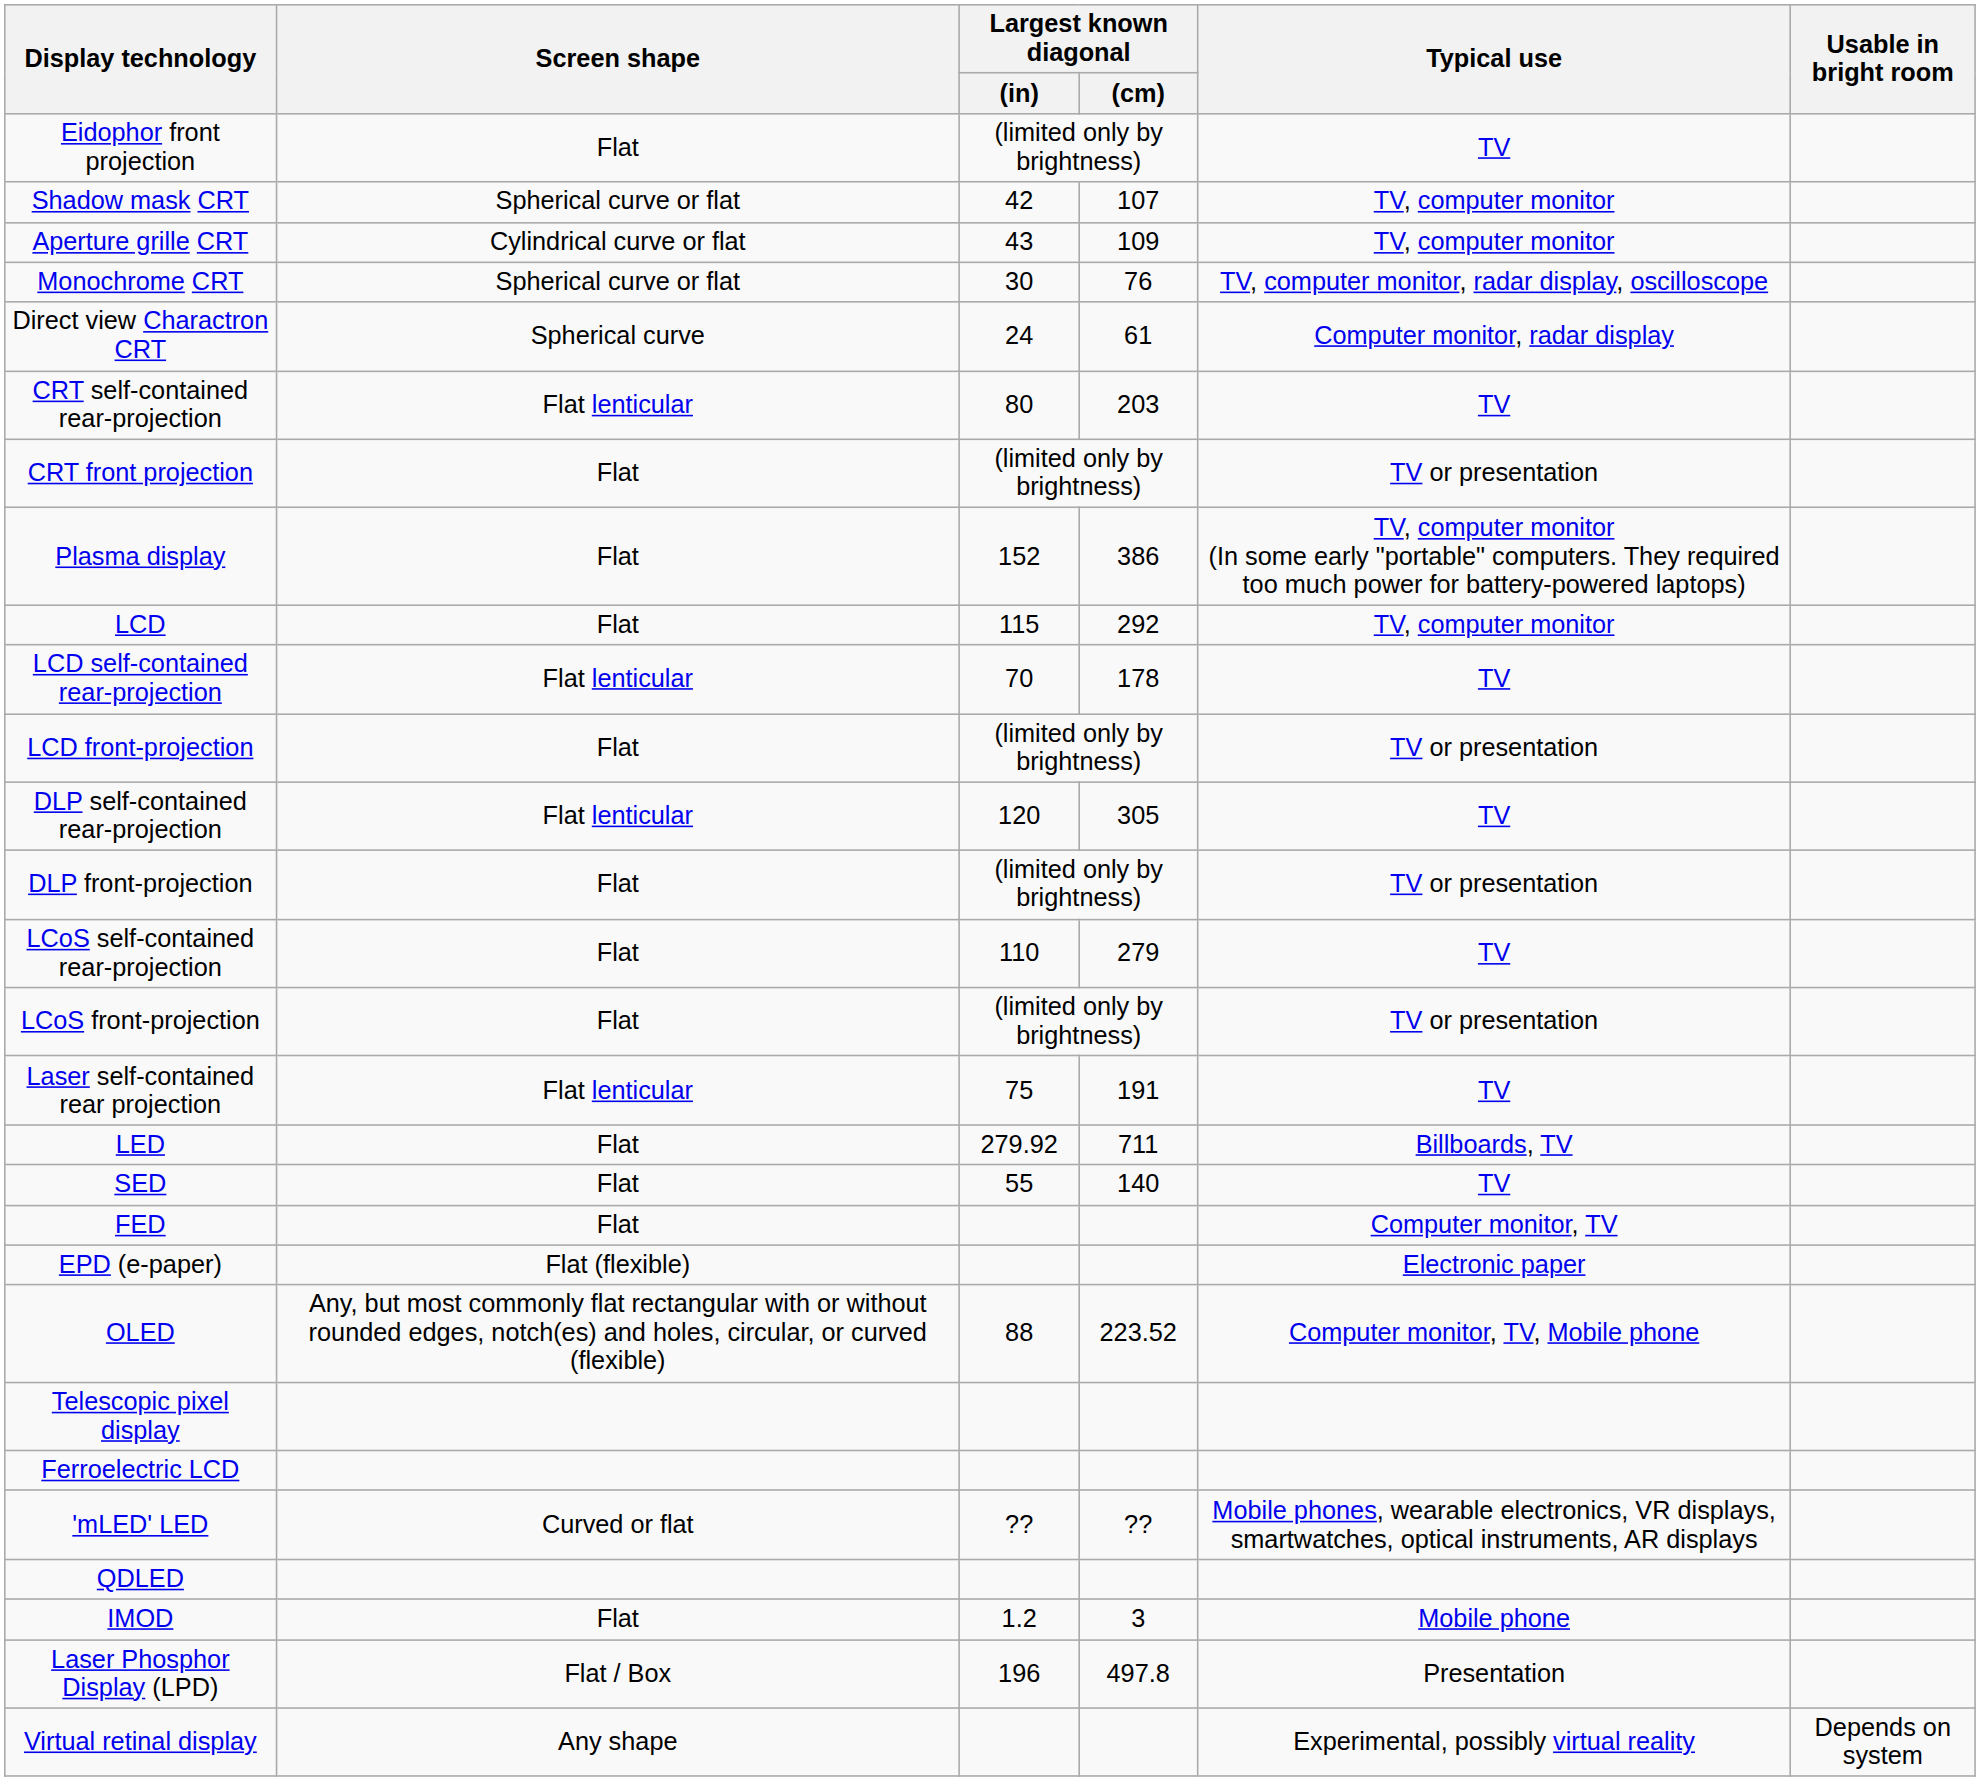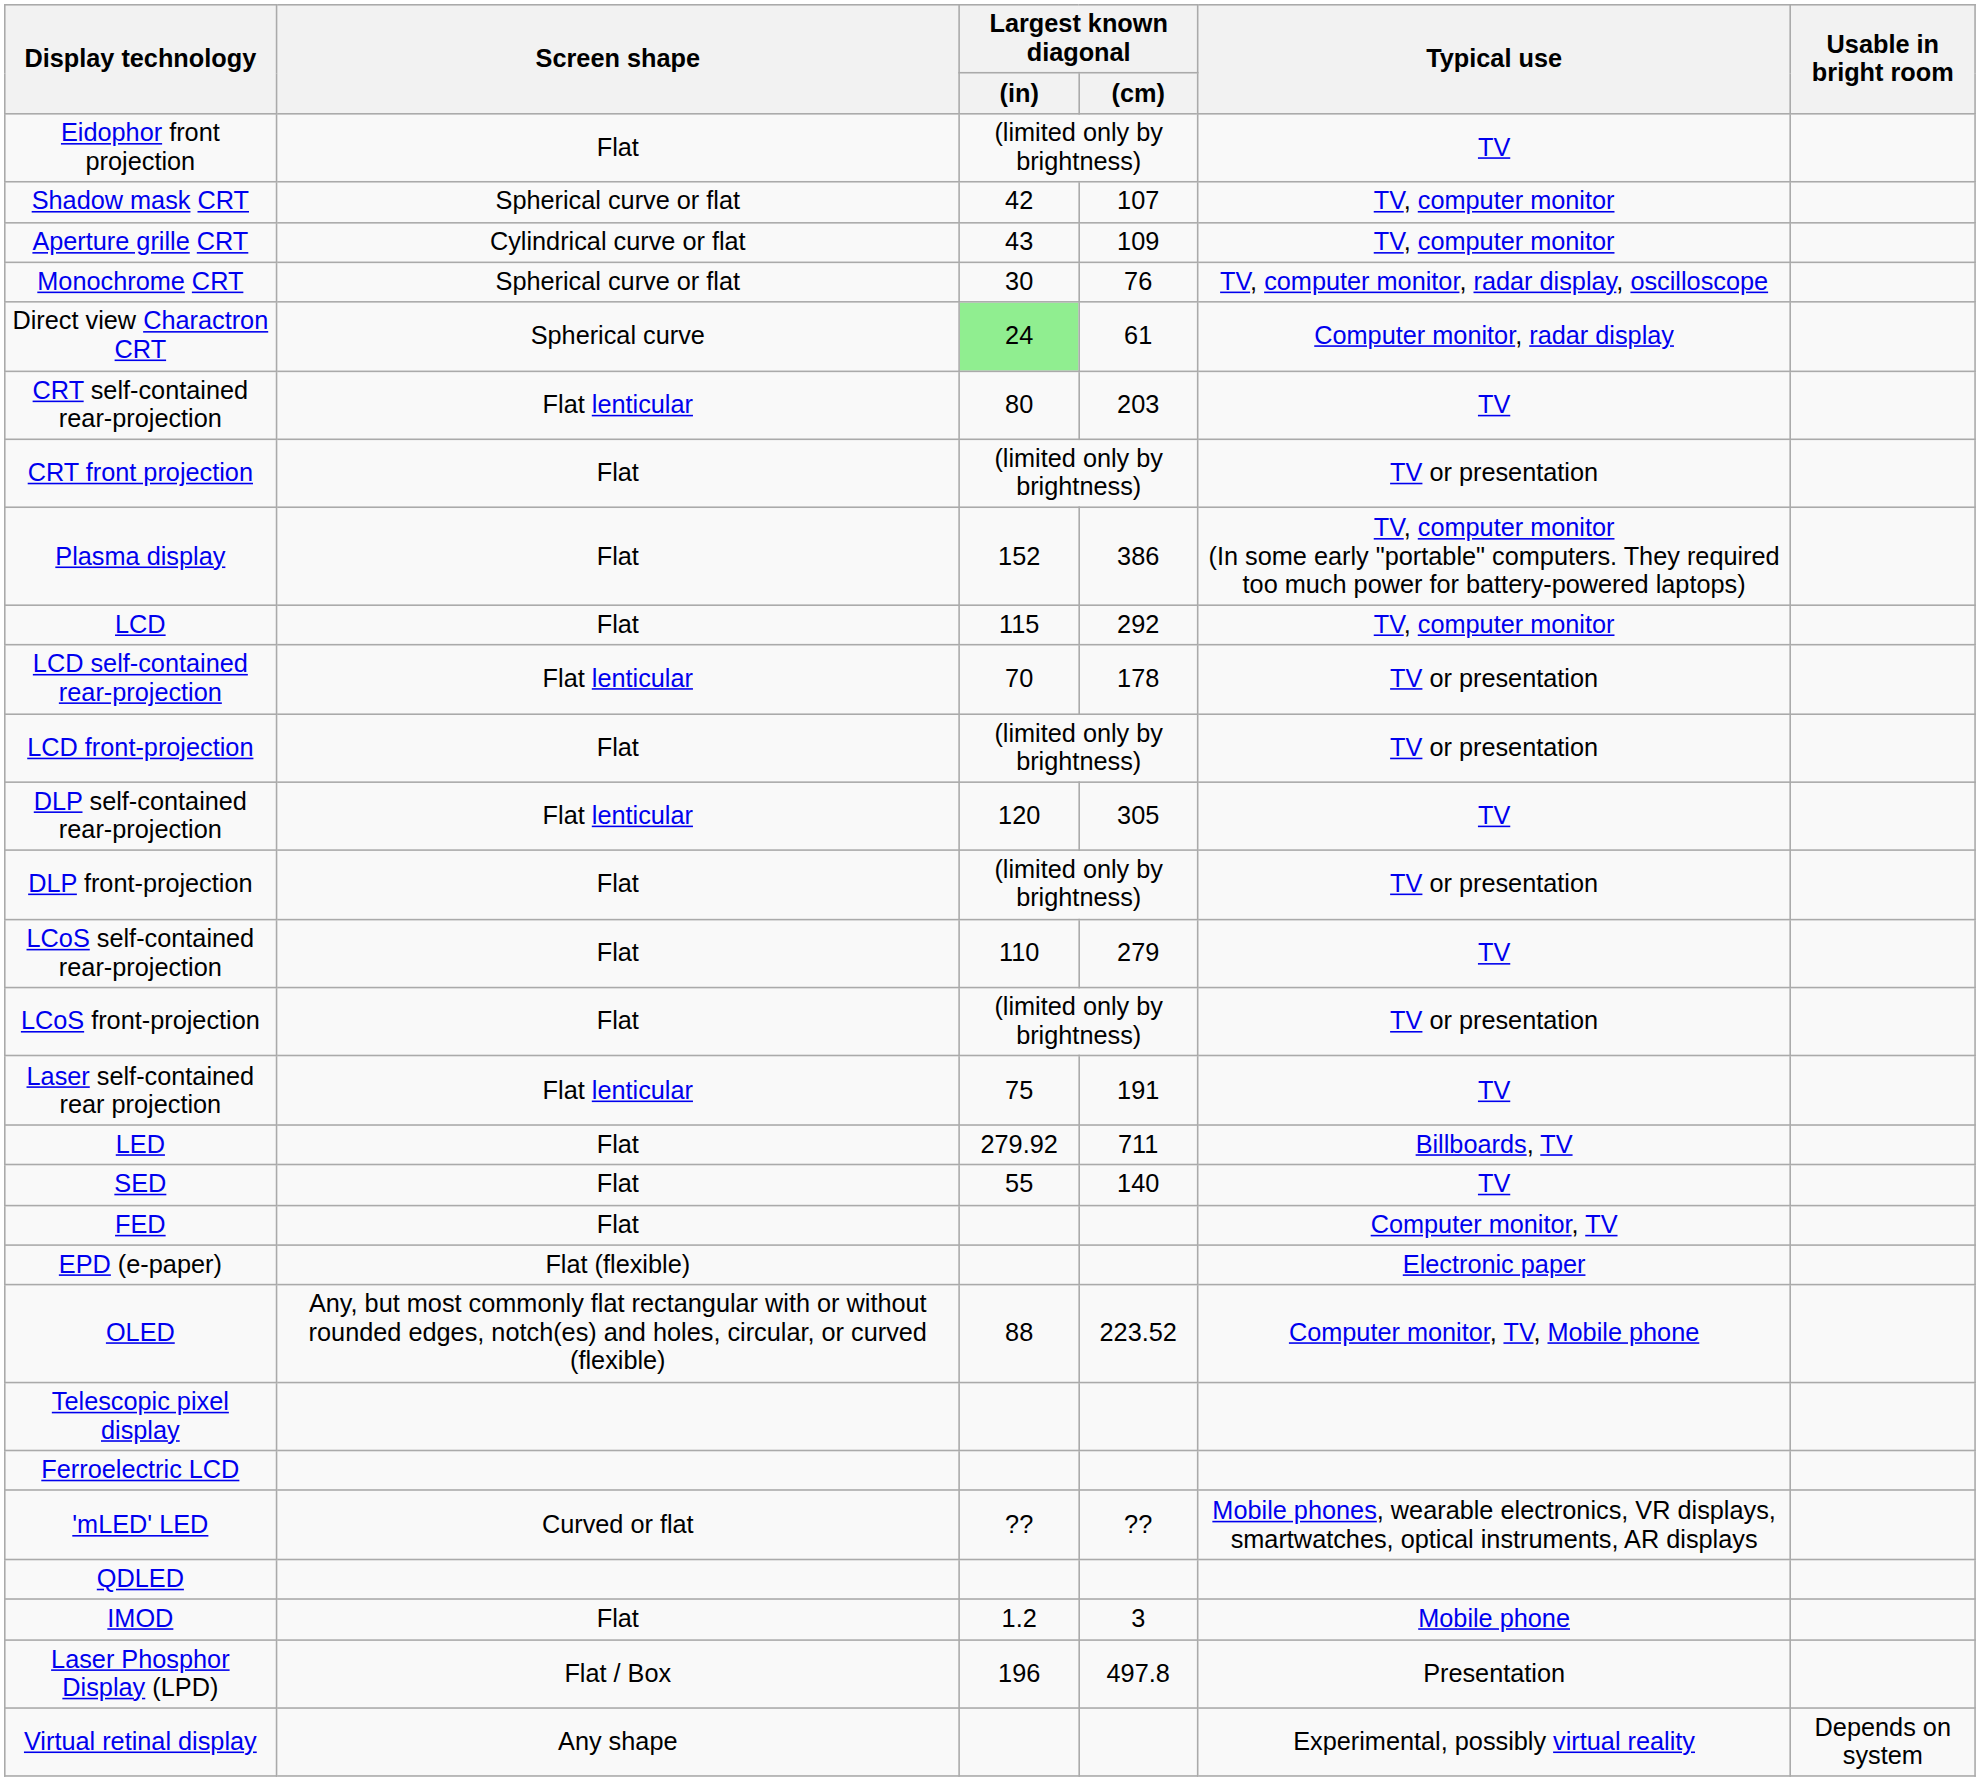(1019, 336) no background -> (1019, 336) lightgreen background
(1494, 678) TV -> (1494, 678) TV or presentation
